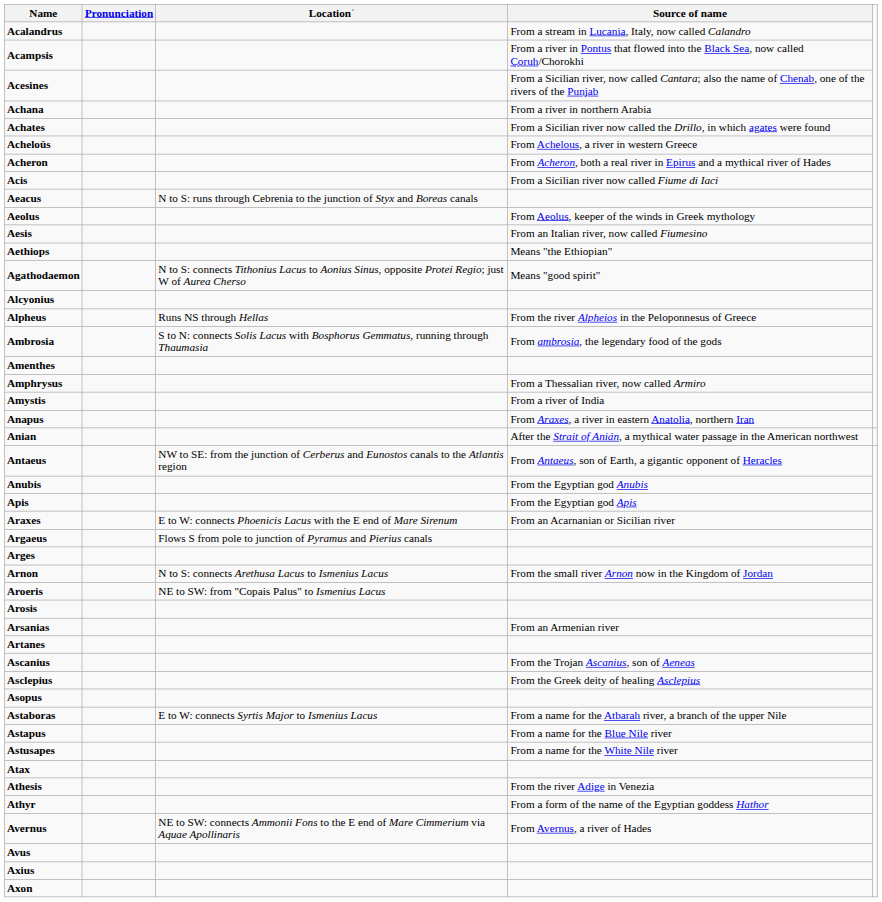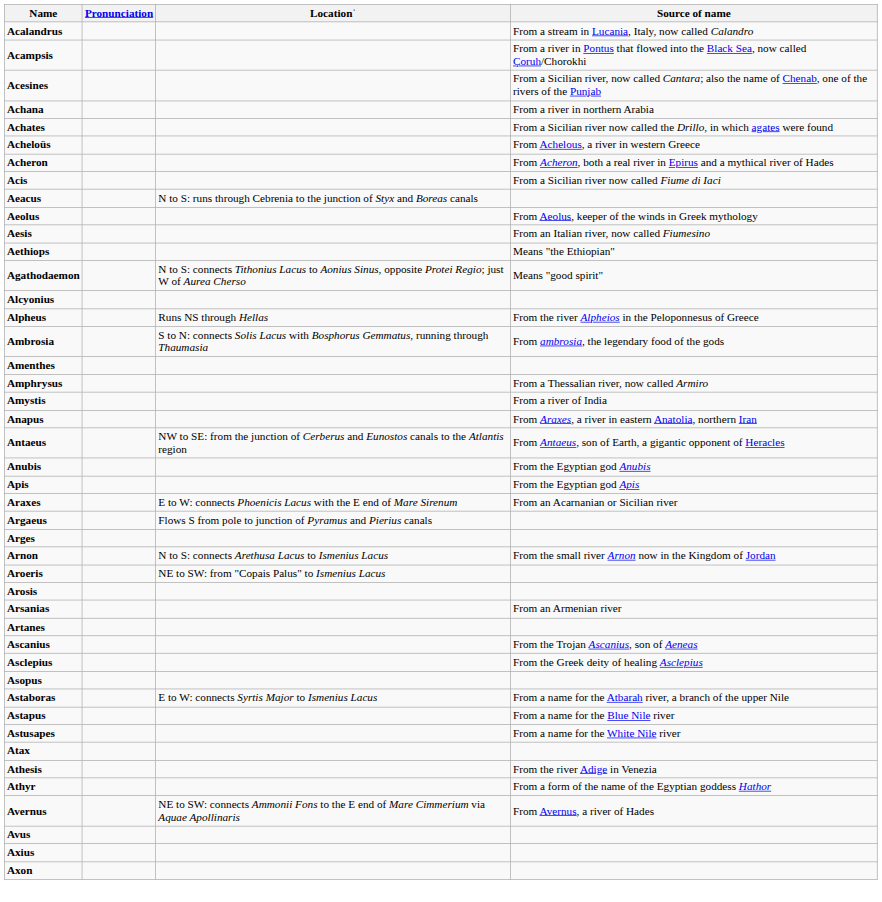- row: (22, 436)
